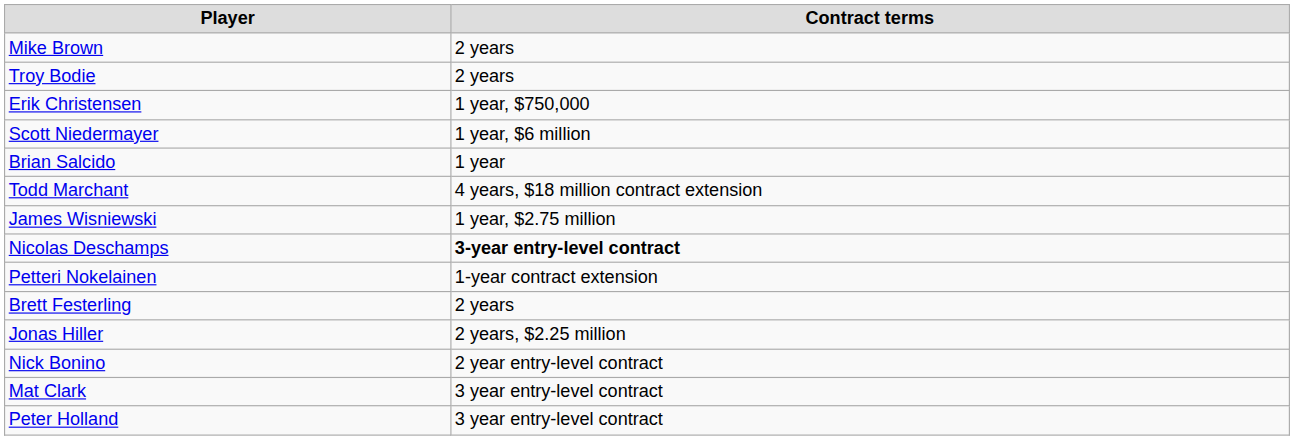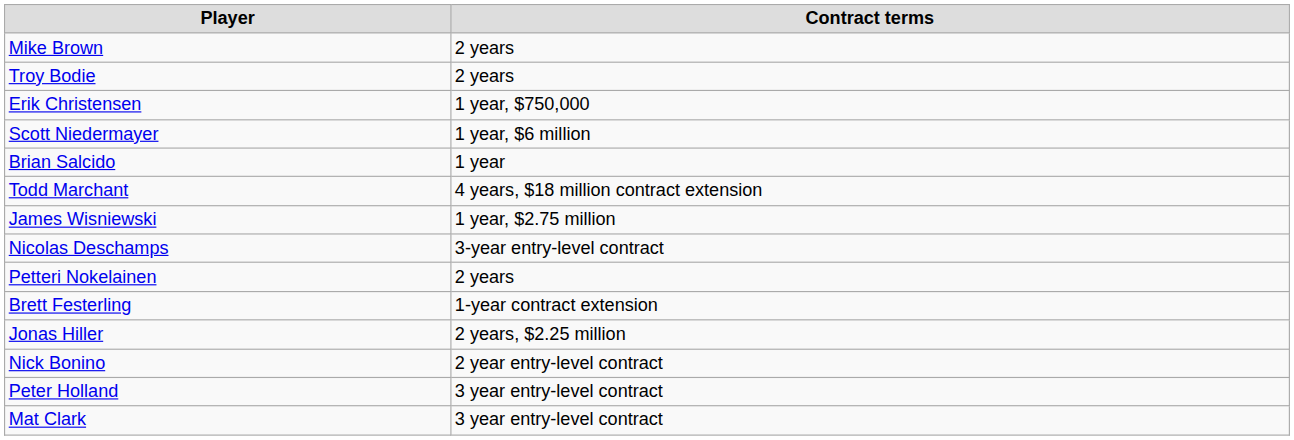(567, 248) bold -> (559, 248) normal
(556, 276) 1-year contract extension -> (484, 276) 2 years
(484, 305) 2 years -> (556, 305) 1-year contract extension
rows swapped: (47, 391) <-> (64, 420)
